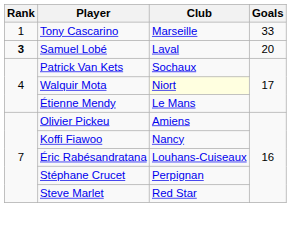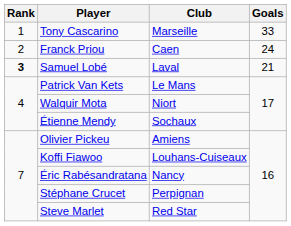+ row: (72, 49)
(268, 49) 20 -> (268, 67) 21
(174, 67) Sochaux -> (174, 85) Le Mans
(164, 85) lightyellow background -> (164, 103) no background
(174, 103) Le Mans -> (174, 121) Sochaux
(168, 139) Nancy -> (199, 157) Louhans-Cuiseaux
(199, 157) Louhans-Cuiseaux -> (168, 175) Nancy
